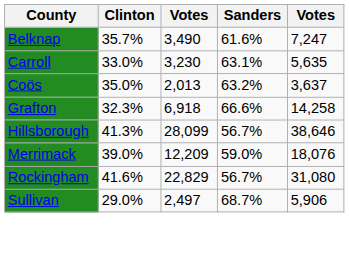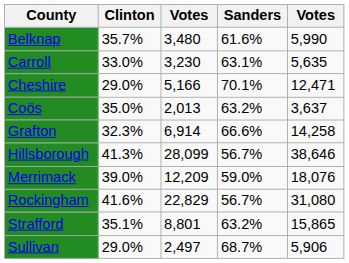(182, 39) 3,490 -> (182, 39) 3,480
(309, 39) 7,247 -> (309, 39) 5,990
+ row: (37, 85)
(182, 108) 6,918 -> (182, 131) 6,914
+ row: (36, 223)
